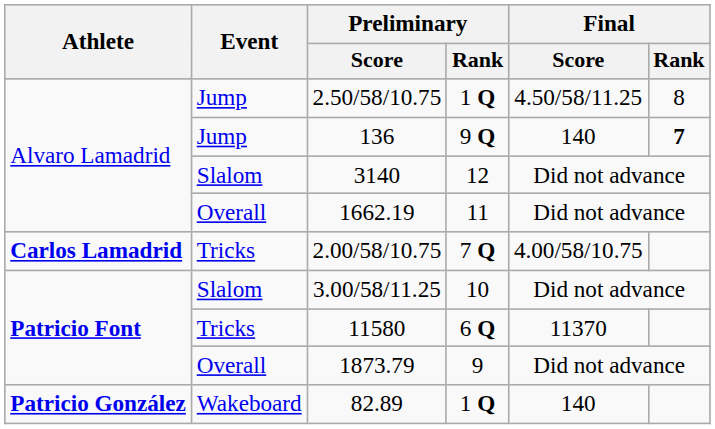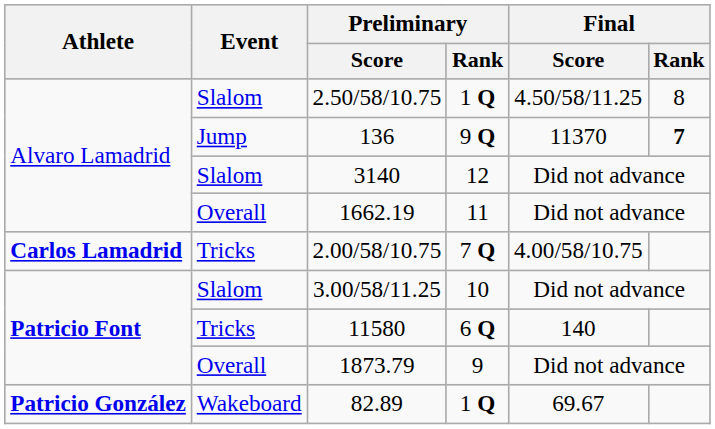(222, 98) Jump -> (230, 98) Slalom
(578, 136) 140 -> (578, 136) 11370
(578, 327) 11370 -> (578, 327) 140
(578, 404) 140 -> (578, 404) 69.67
